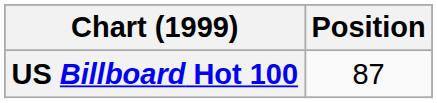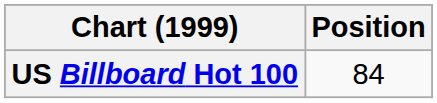(369, 73) 87 -> (369, 73) 84
